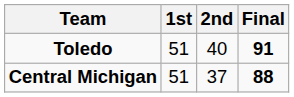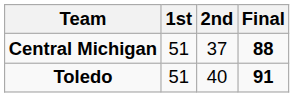rows swapped: (83, 48) <-> (83, 77)
